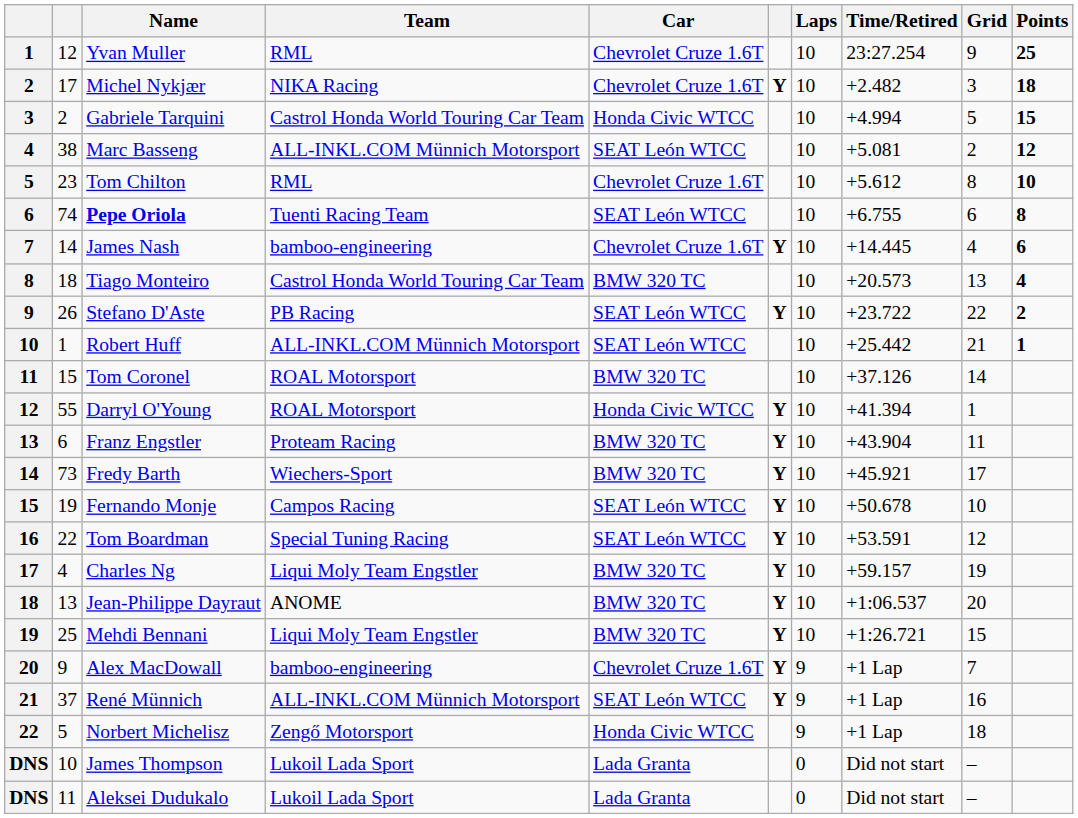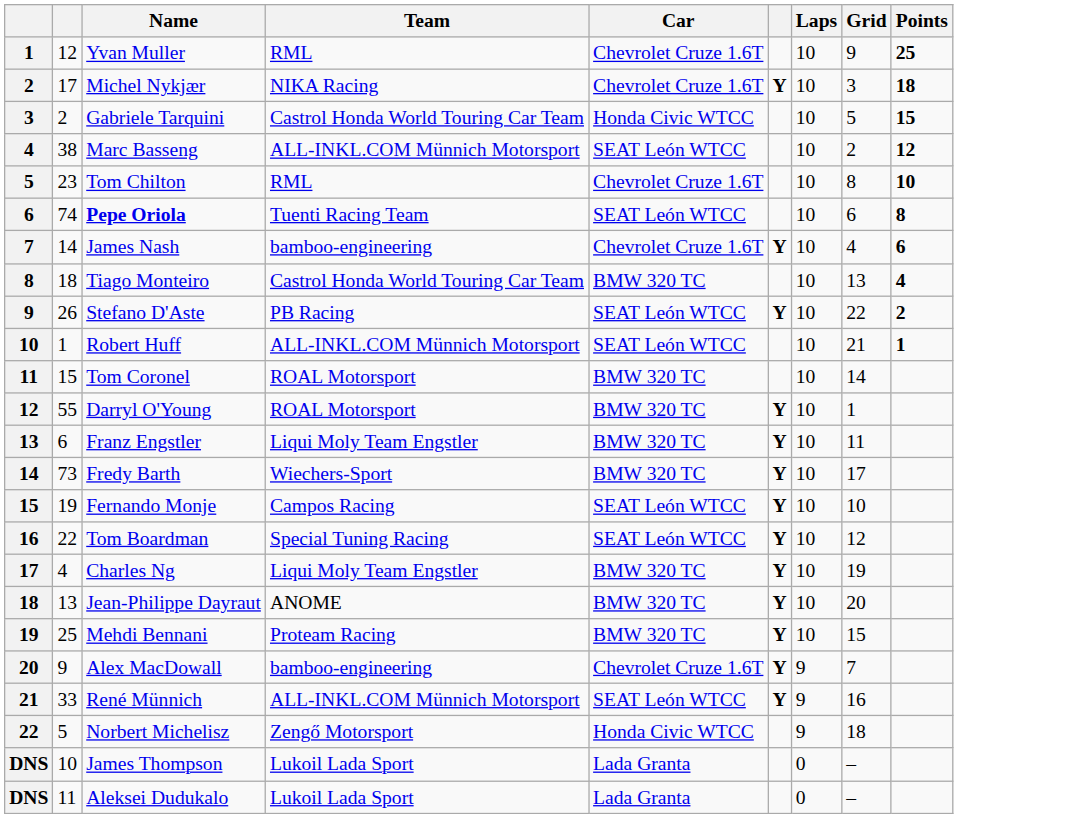- column: (902, 20)
(673, 408) Honda Civic WTCC -> (649, 408) BMW 320 TC
(333, 441) Proteam Racing -> (374, 441) Liqui Moly Team Engstler
(374, 635) Liqui Moly Team Engstler -> (333, 635) Proteam Racing
(67, 699) 37 -> (67, 699) 33
